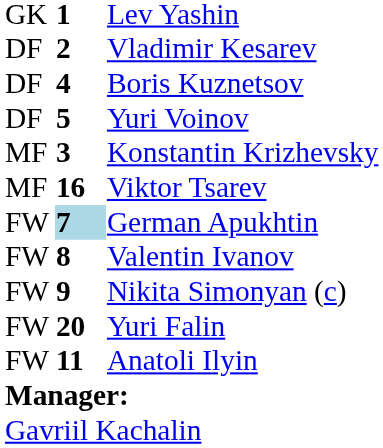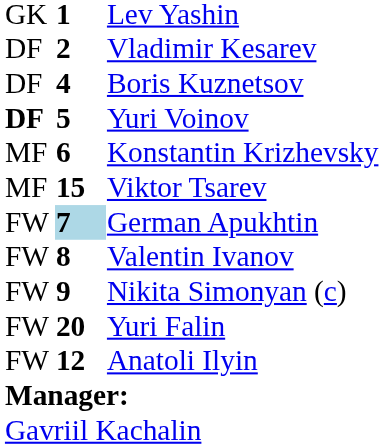(24, 117) normal -> (24, 117) bold
(63, 152) 3 -> (63, 152) 6
(71, 187) 16 -> (71, 187) 15
(70, 360) 11 -> (71, 360) 12
